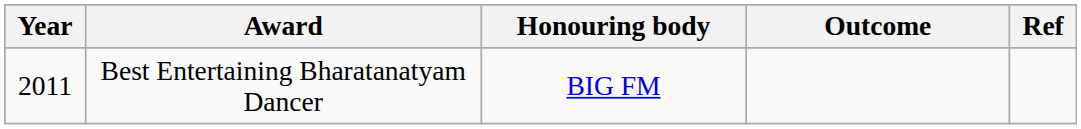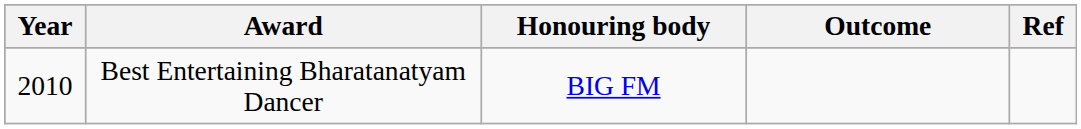(45, 85) 2011 -> (45, 85) 2010
